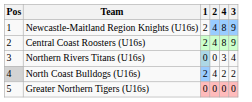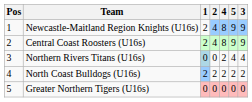+ column: (233, 12)
(224, 58) 3 -> (224, 58) 2
(9, 74) lightgrey background -> (9, 74) no background
(215, 74) 4 -> (215, 74) 2
